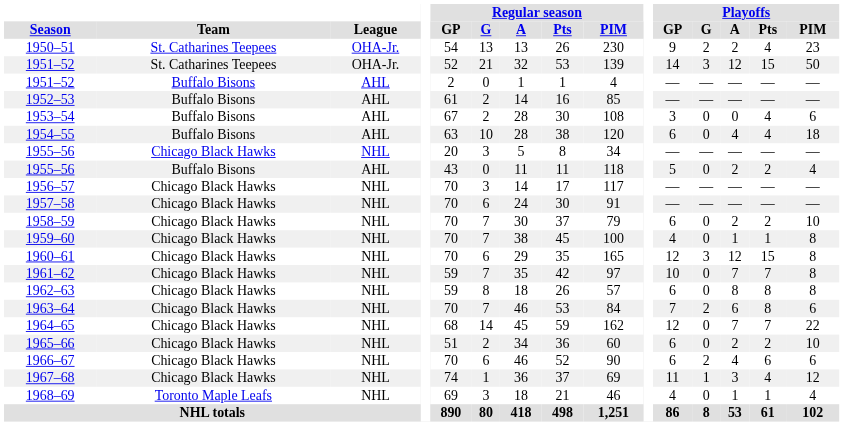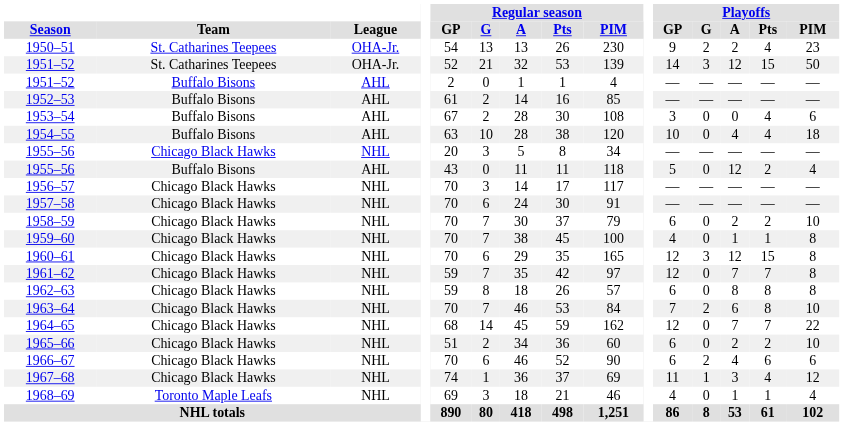(673, 134) 6 -> (673, 134) 10
(735, 169) 2 -> (735, 169) 12
(673, 273) 10 -> (673, 273) 12
(813, 308) 6 -> (813, 308) 10
